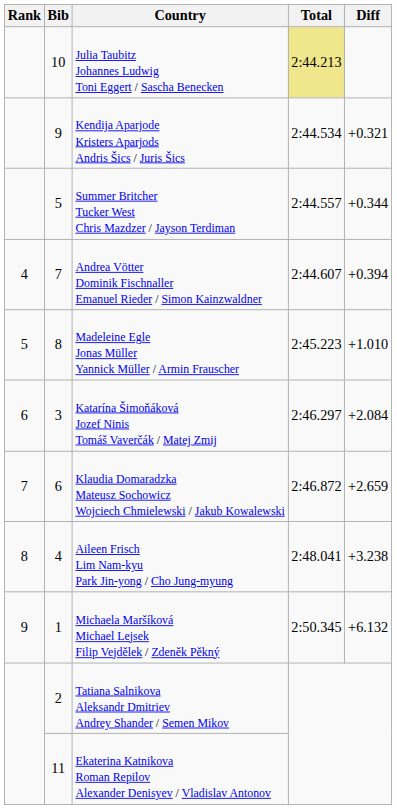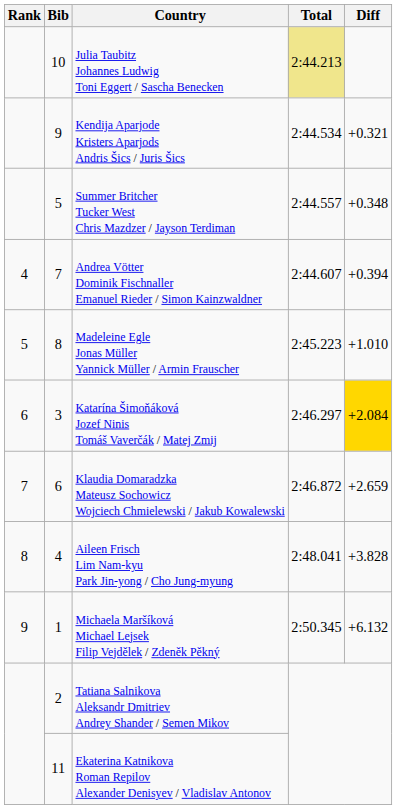(368, 203) +0.344 -> (368, 203) +0.348
(368, 415) no background -> (368, 415) gold background
(368, 556) +3.238 -> (368, 556) +3.828
